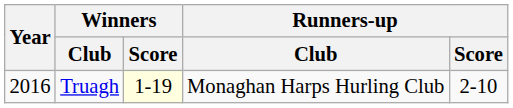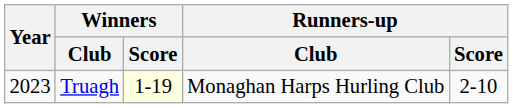(30, 86) 2016 -> (30, 86) 2023
